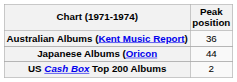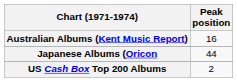(211, 38) 36 -> (211, 38) 16
